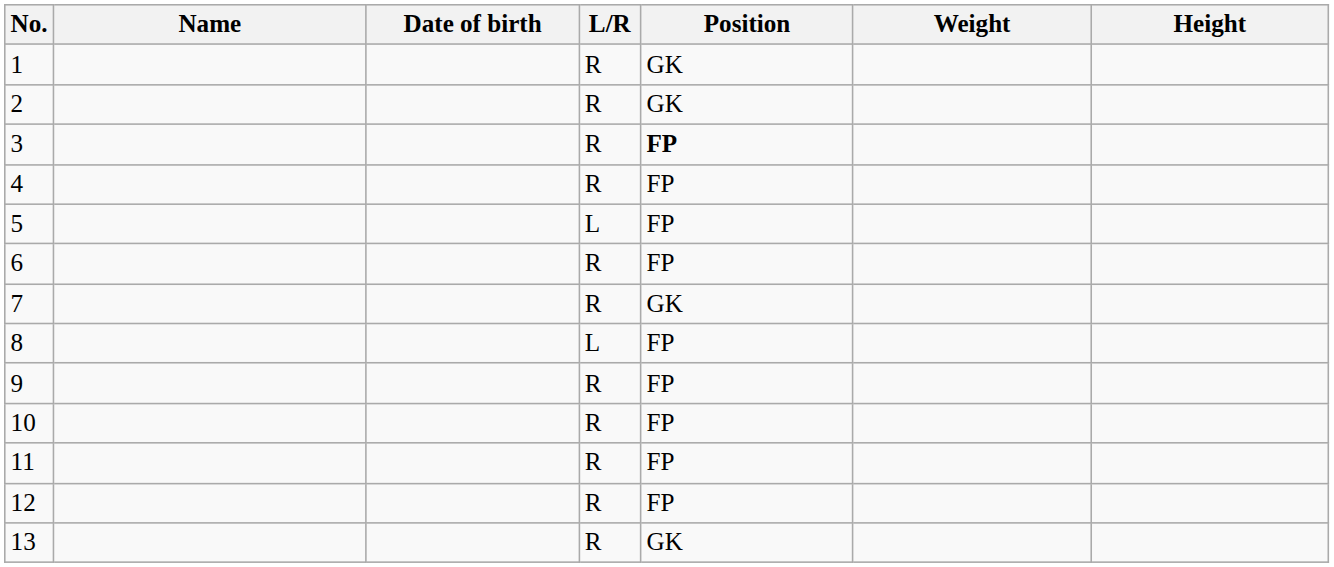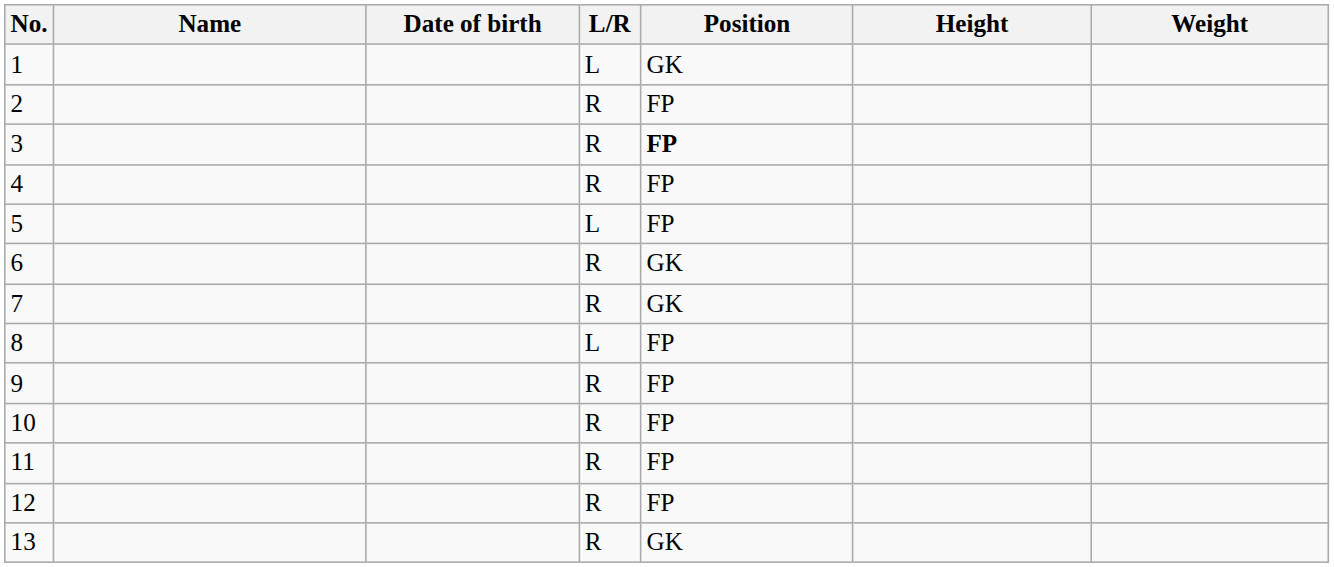columns swapped: (1210, 24) <-> (972, 24)
(593, 64) R -> (592, 64) L
(665, 104) GK -> (660, 104) FP
(660, 263) FP -> (665, 263) GK
